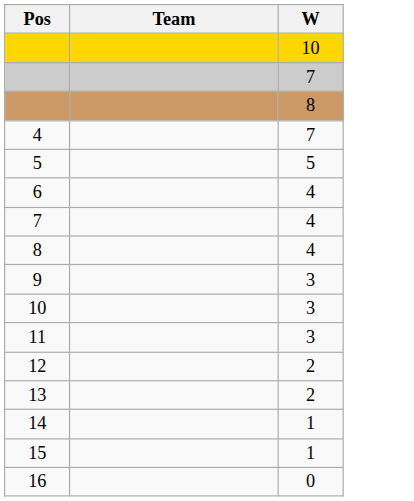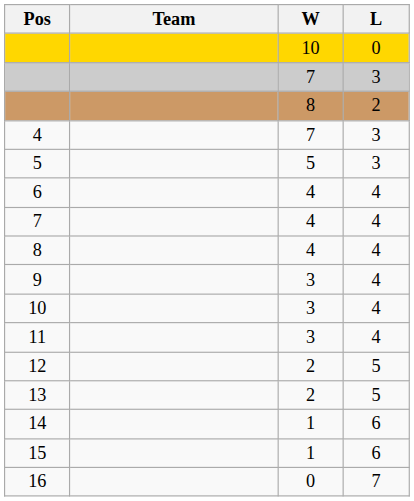+ column: (376, 18)
